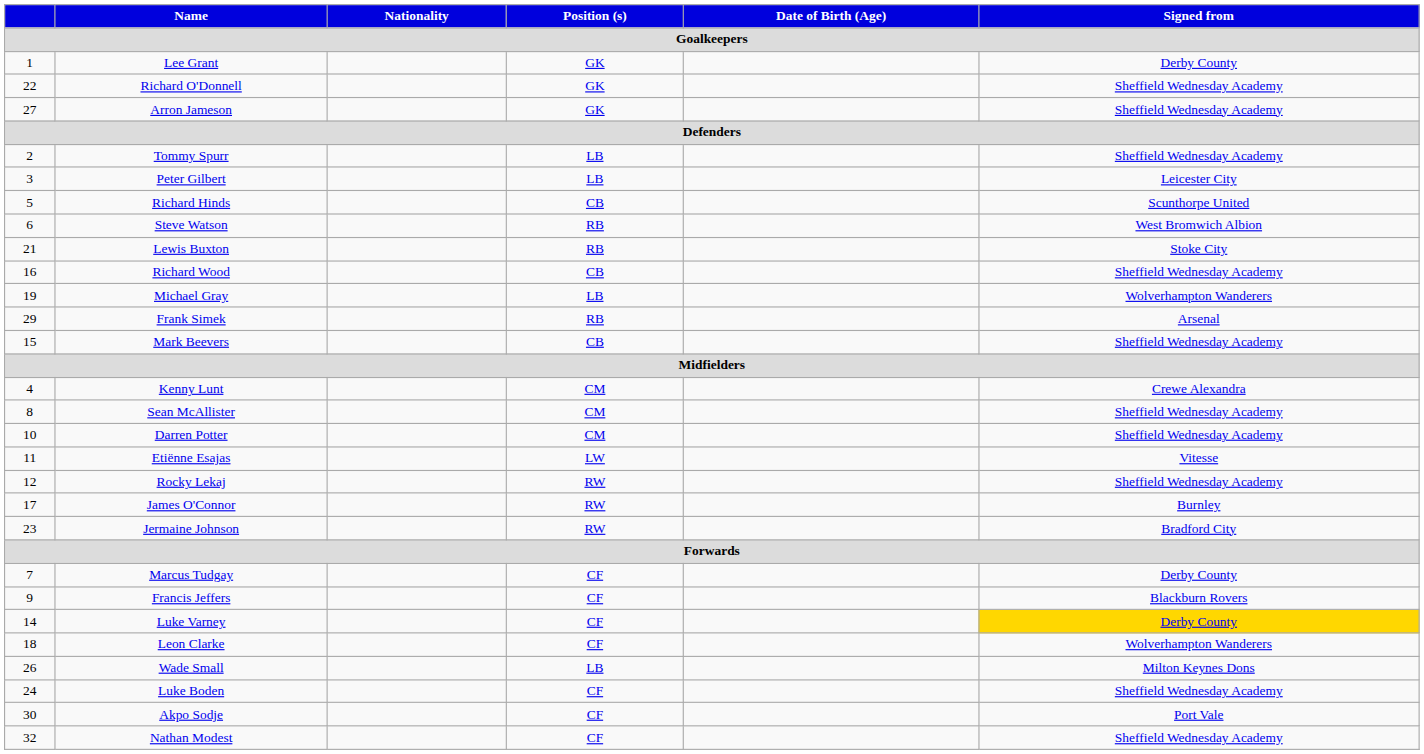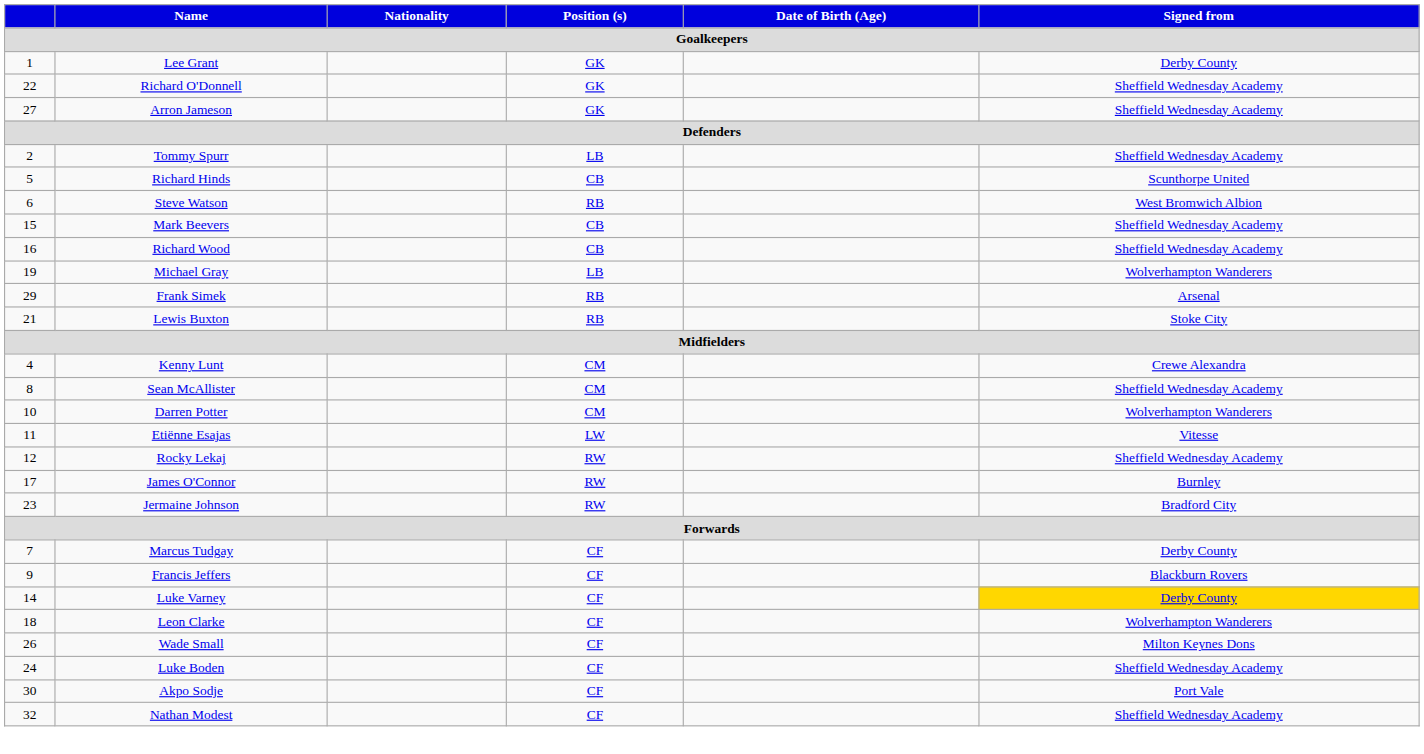- row: (191, 179)
rows swapped: (191, 341) <-> (191, 248)
(1199, 435) Sheffield Wednesday Academy -> (1199, 411) Wolverhampton Wanderers
(595, 667) LB -> (595, 644) CF
